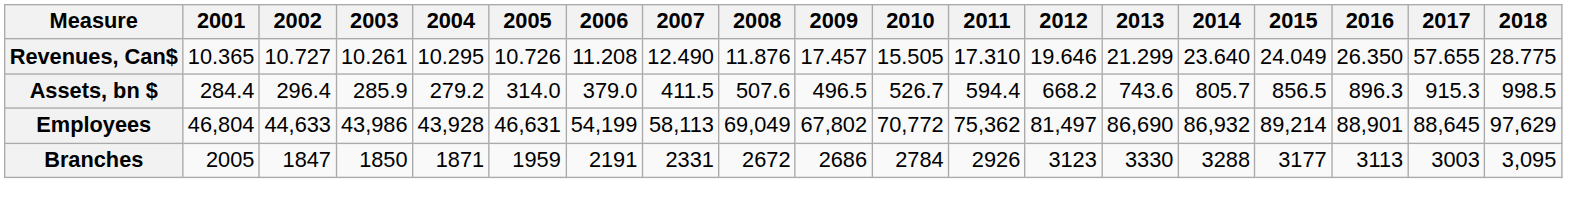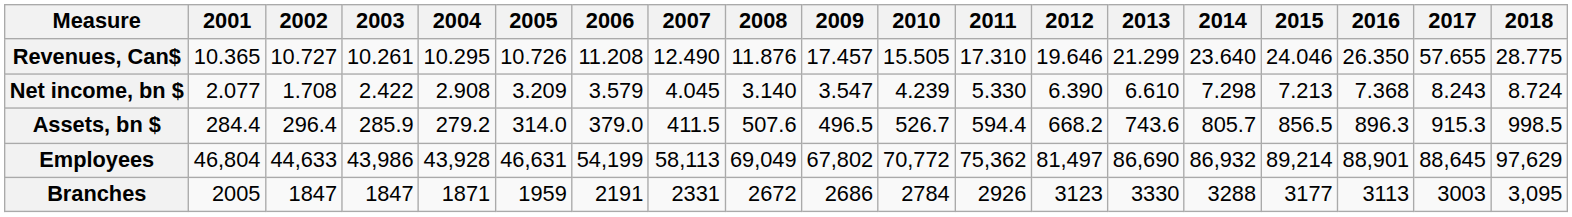(1293, 56) 24.049 -> (1299, 56) 24.046
+ row: (97, 90)
(383, 159) 1850 -> (389, 194) 1847
